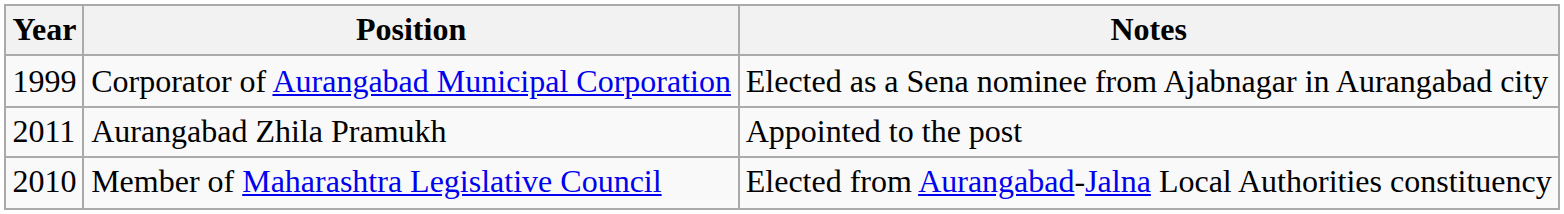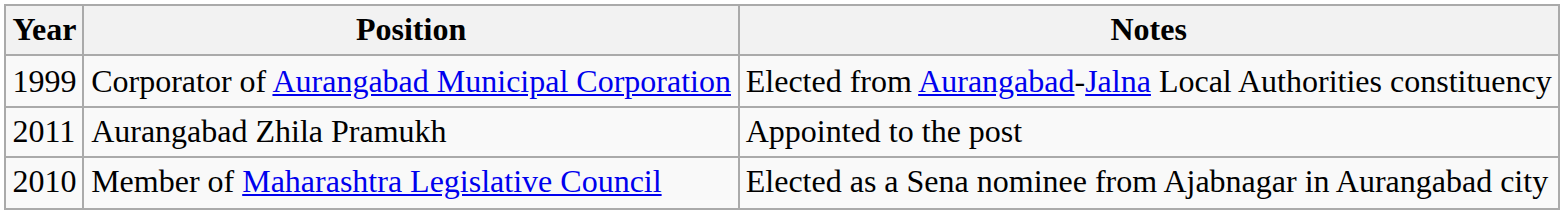(1147, 80) Elected as a Sena nominee from Ajabnagar in Aurangabad city -> (1149, 80) Elected from Aurangabad-Jalna Local Authorities constituency
(1149, 182) Elected from Aurangabad-Jalna Local Authorities constituency -> (1147, 182) Elected as a Sena nominee from Ajabnagar in Aurangabad city
